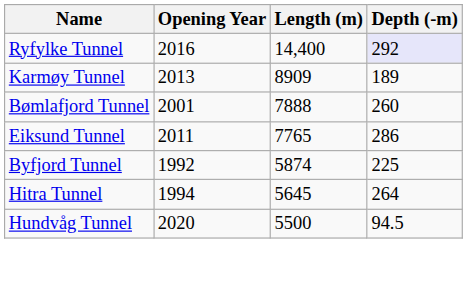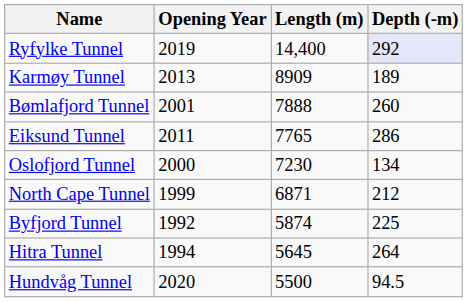(176, 48) 2016 -> (177, 48) 2019
+ row: (72, 164)
+ row: (79, 194)
